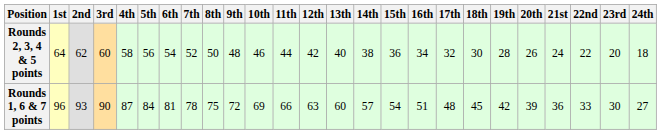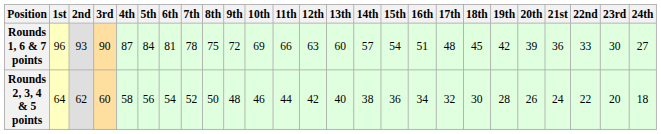rows swapped: (27, 106) <-> (27, 53)
